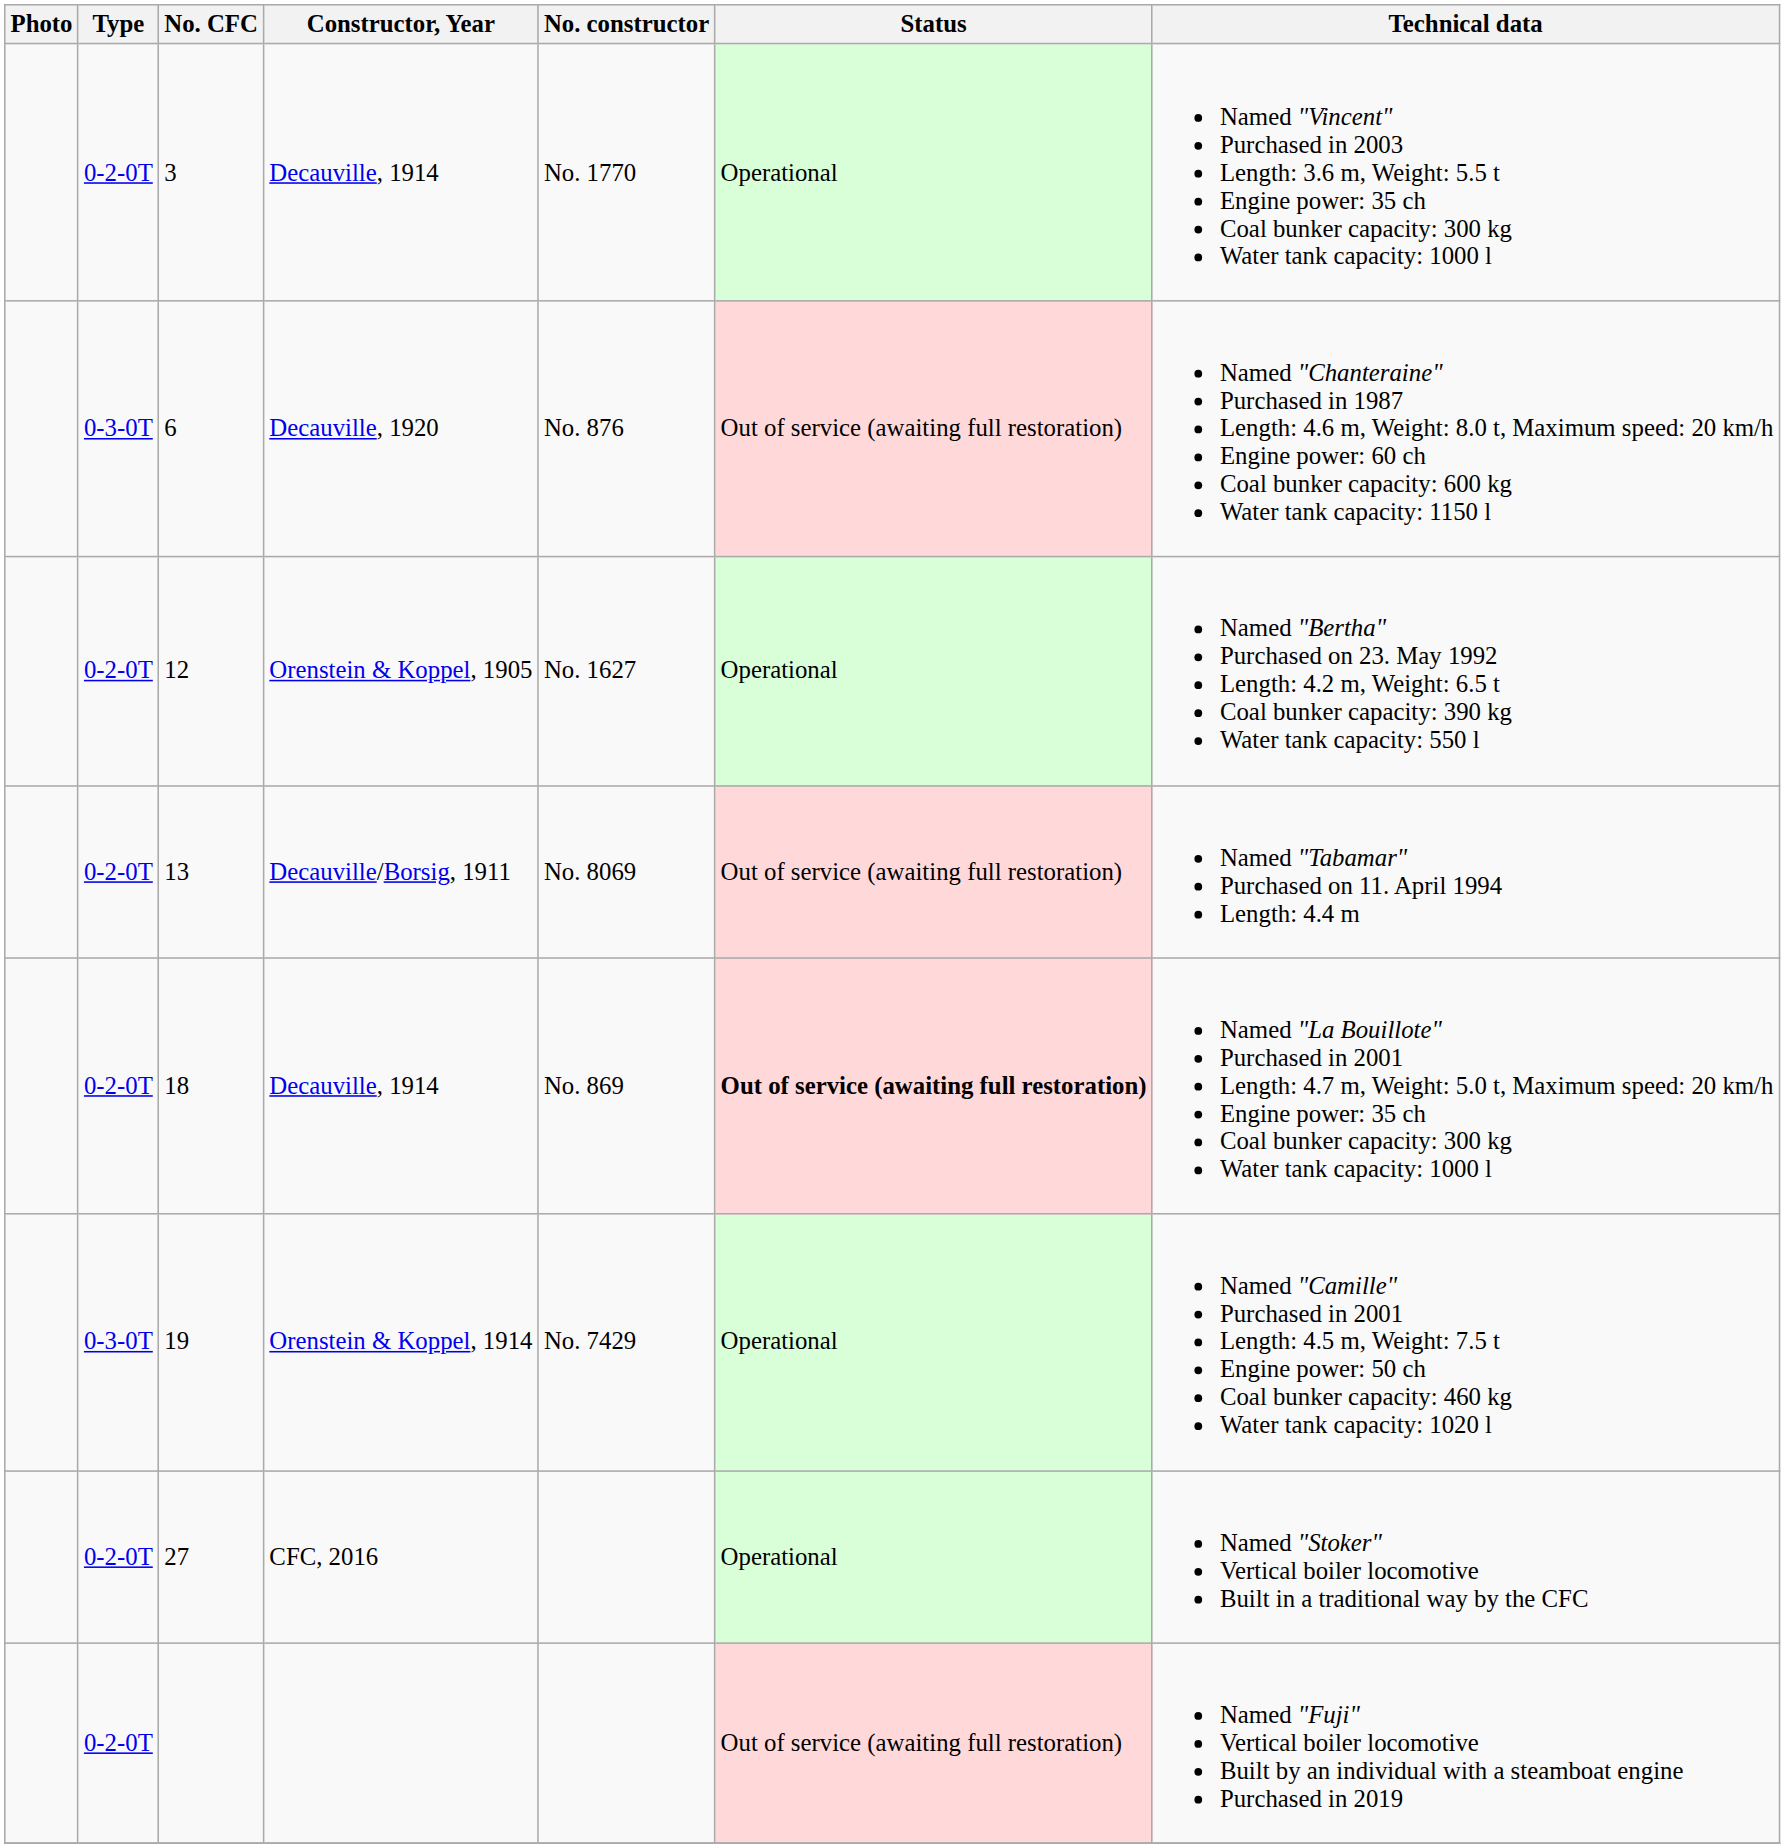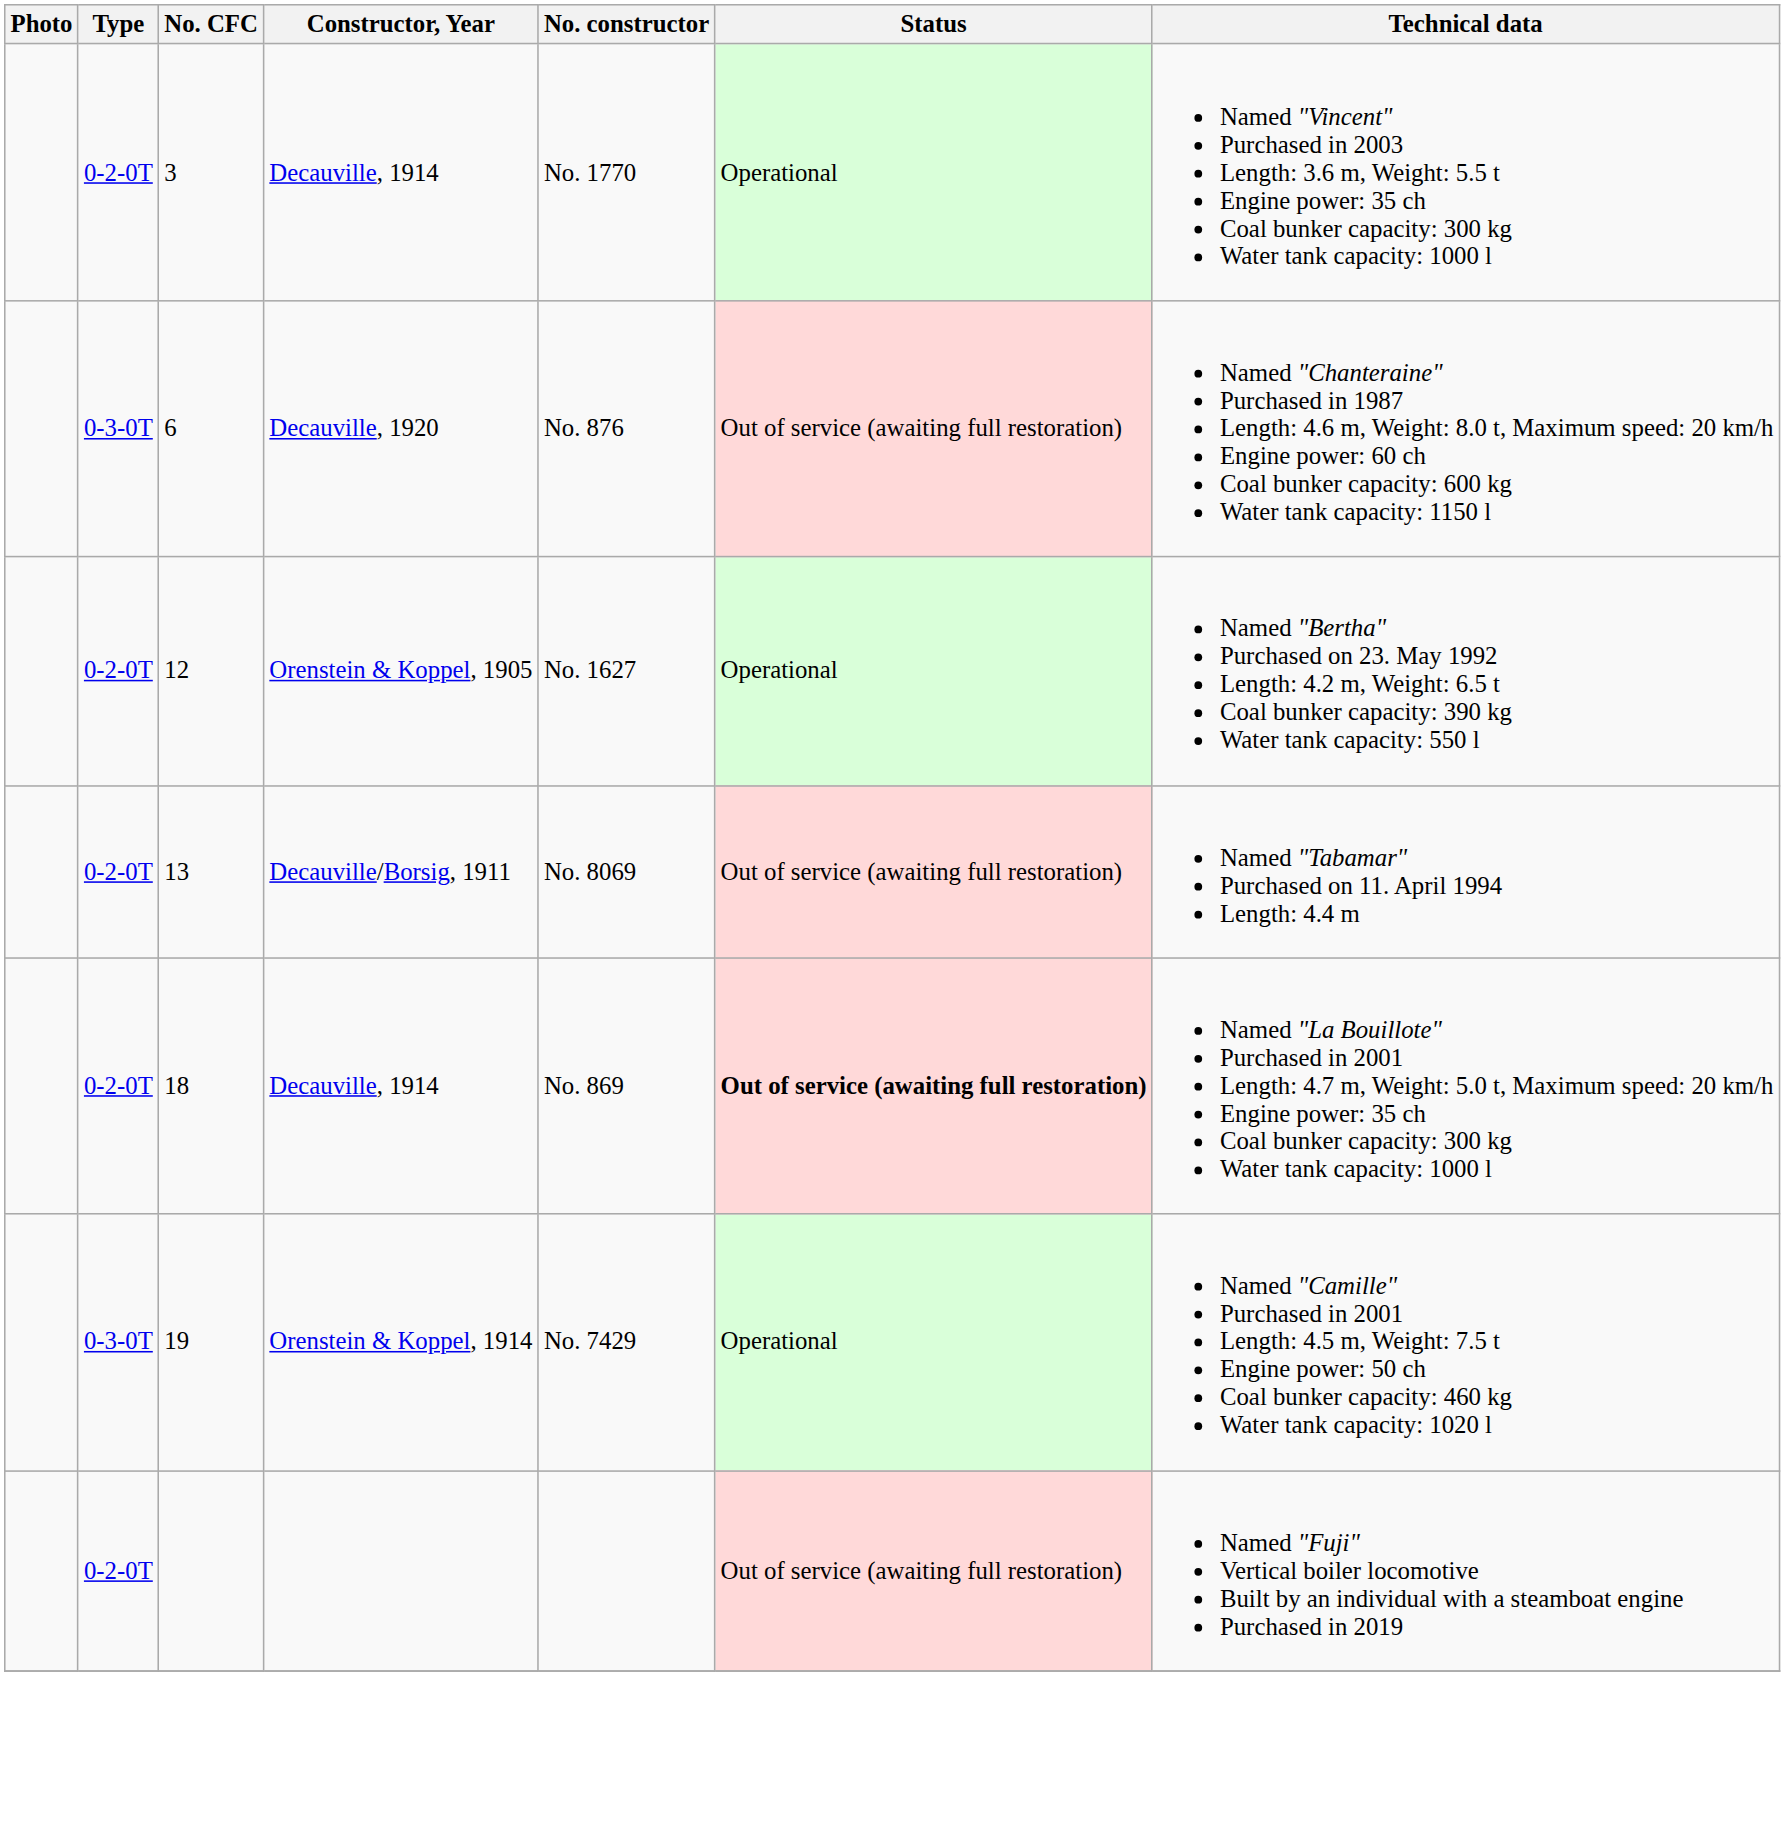- row: (177, 1556)
